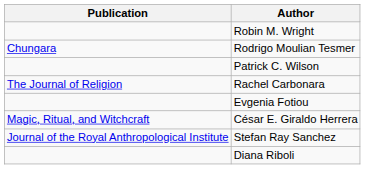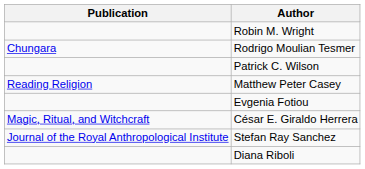+ row: (287, 84)
- row: (279, 84)
